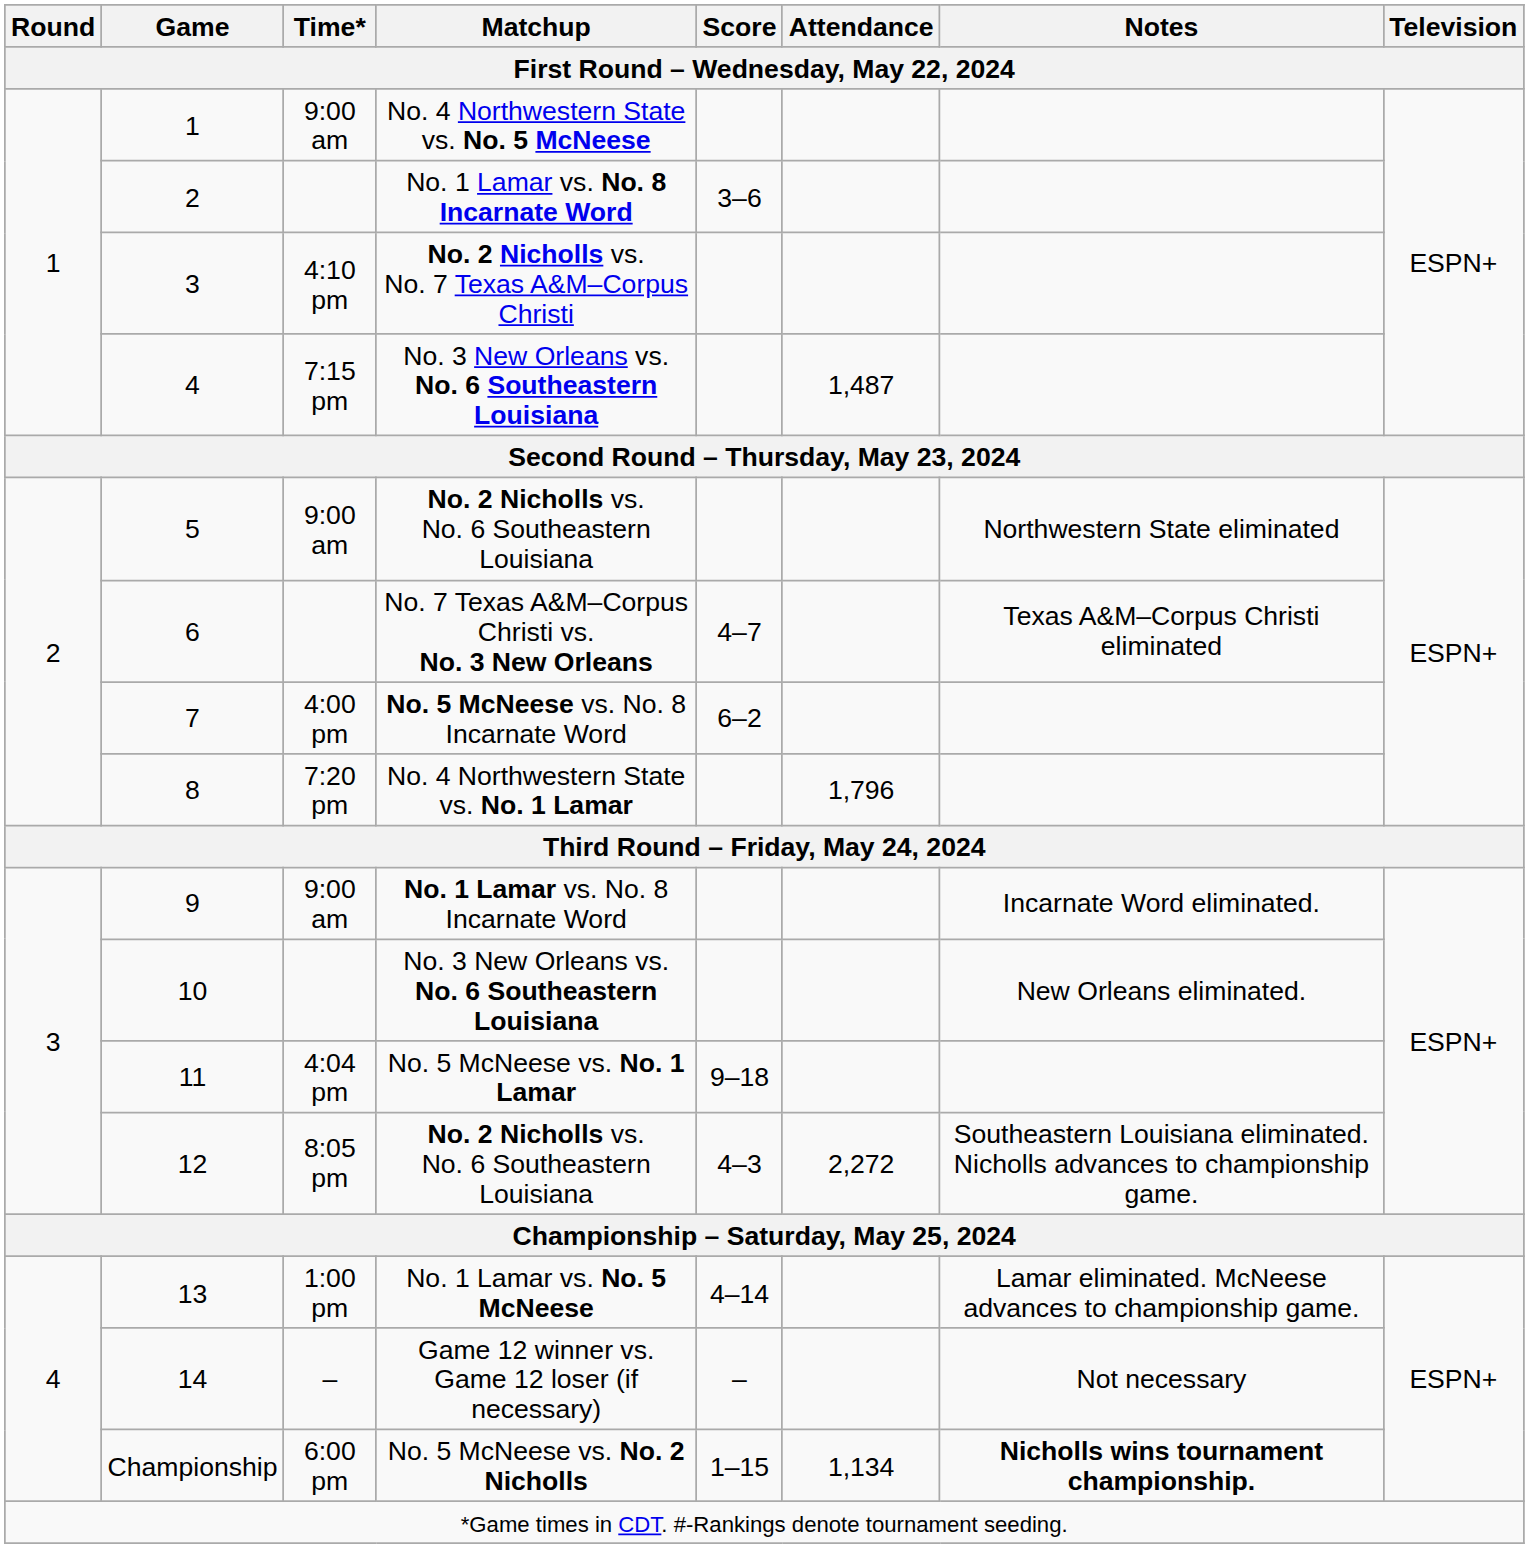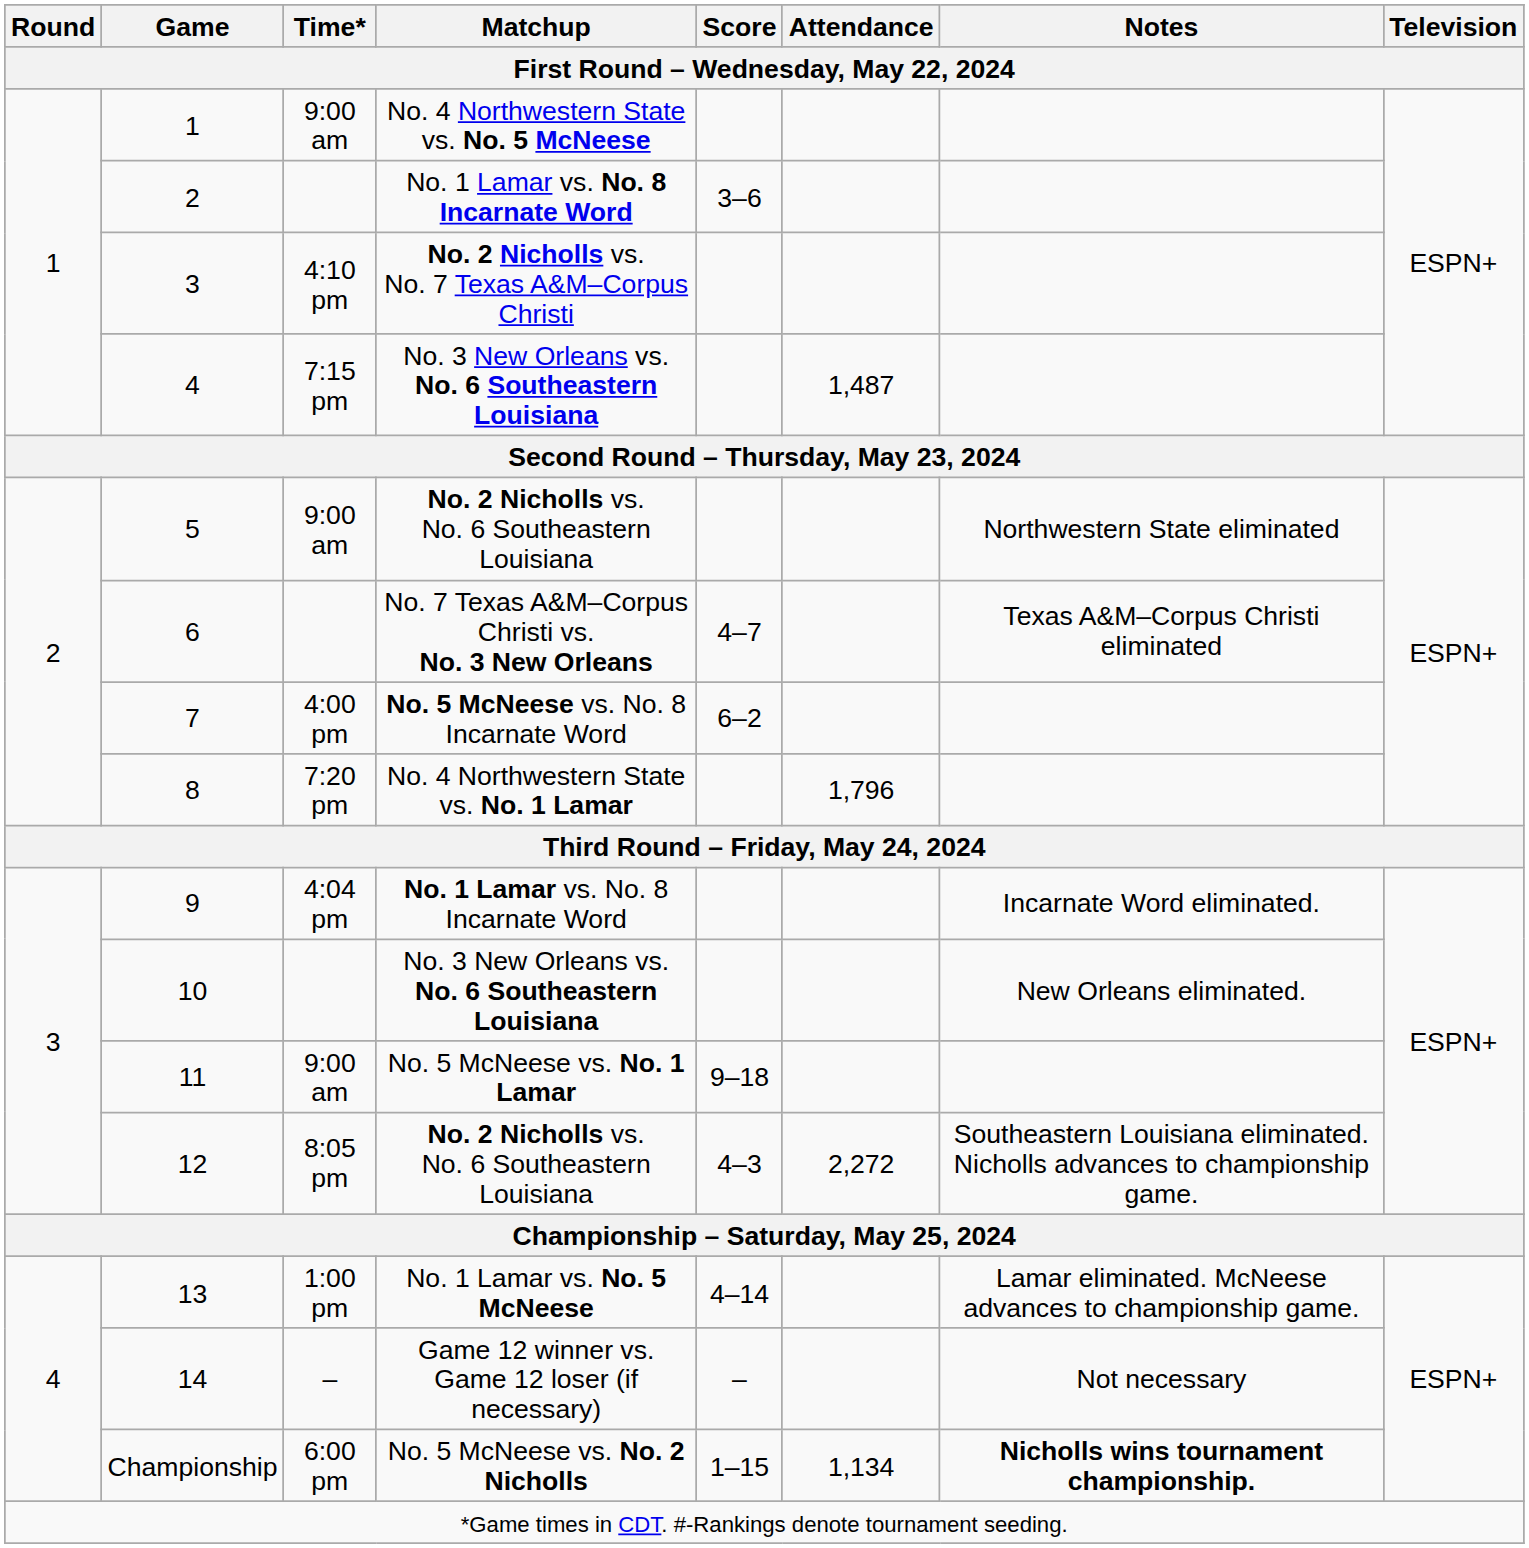(330, 903) 9:00 am -> (330, 903) 4:04 pm
(330, 1077) 4:04 pm -> (330, 1077) 9:00 am
